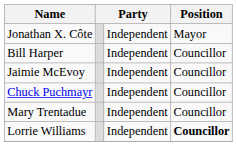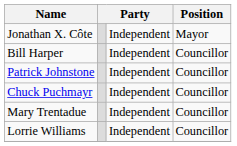+ row: (51, 72)
- row: (46, 72)
(201, 131) bold -> (202, 131) normal
